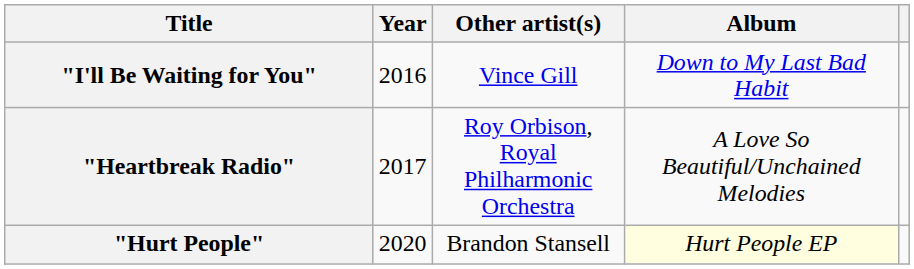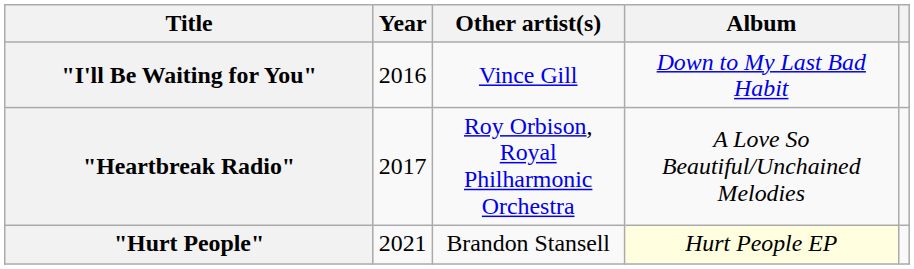(403, 244) 2020 -> (403, 244) 2021
